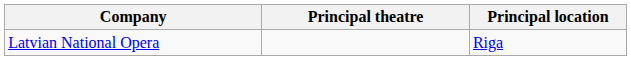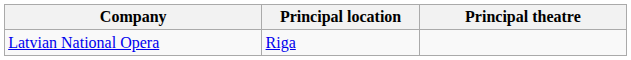columns swapped: (366, 17) <-> (548, 17)
